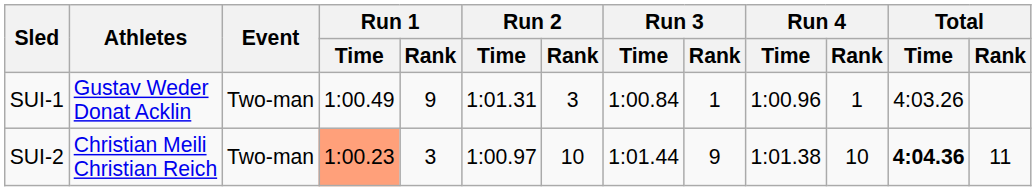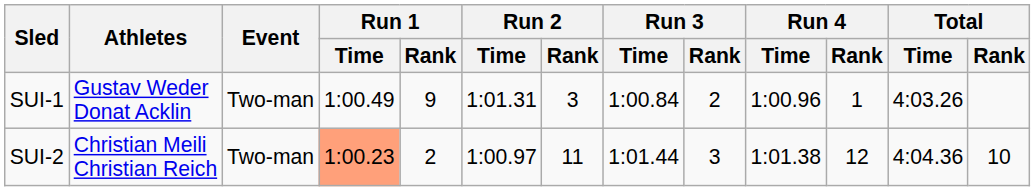(715, 100) 1 -> (715, 100) 2
(430, 157) 3 -> (430, 157) 2
(573, 157) 10 -> (573, 157) 11
(715, 157) 9 -> (715, 157) 3
(857, 157) 10 -> (857, 157) 12
(929, 157) bold -> (928, 157) normal
(1000, 157) 11 -> (999, 157) 10
